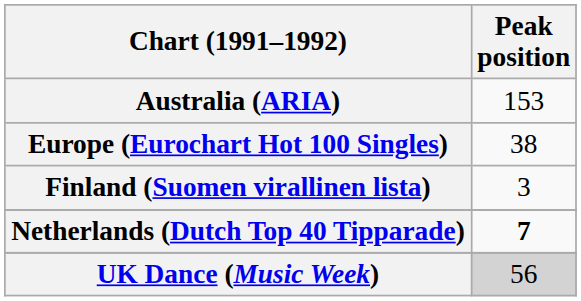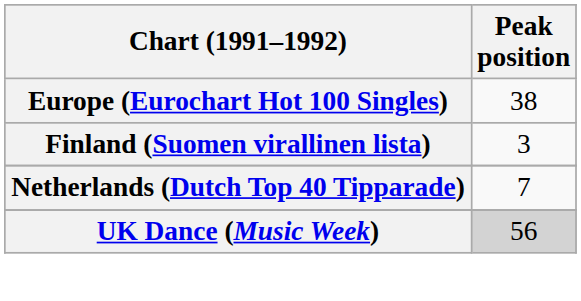- row: (238, 100)
(524, 230) bold -> (524, 187) normal
